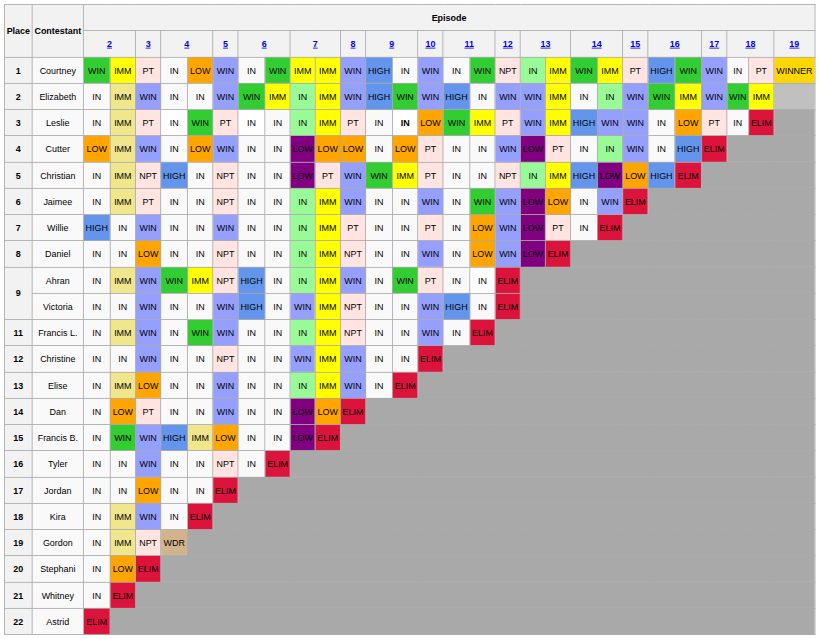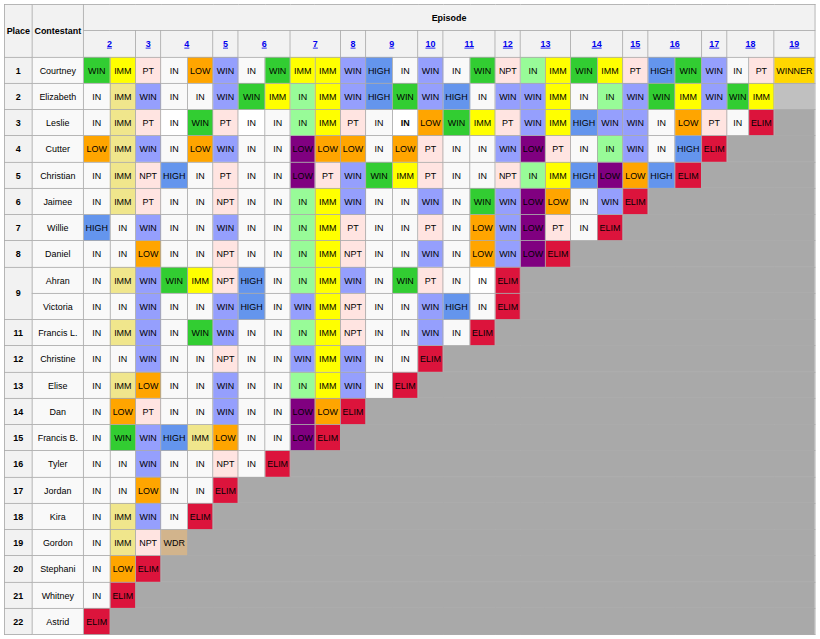(226, 175) NPT -> (226, 175) PT
